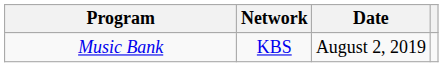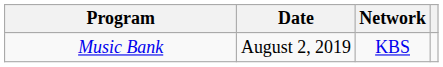columns swapped: (274, 18) <-> (371, 18)
